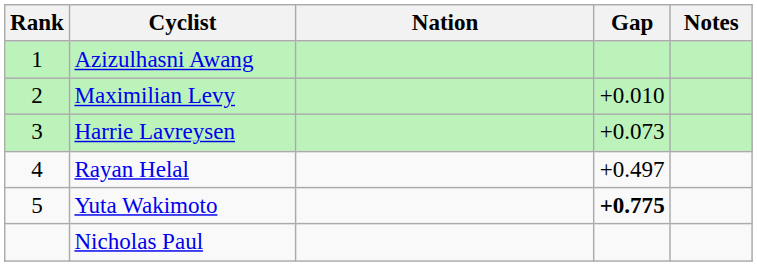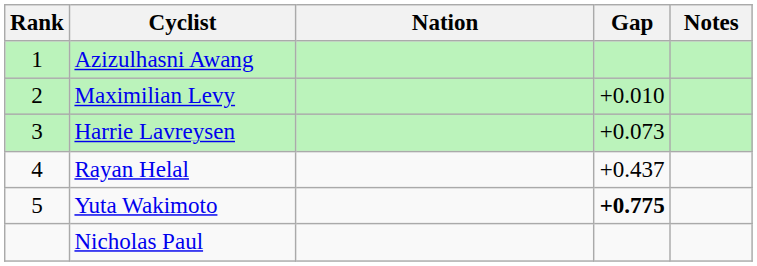(632, 168) +0.497 -> (632, 168) +0.437
